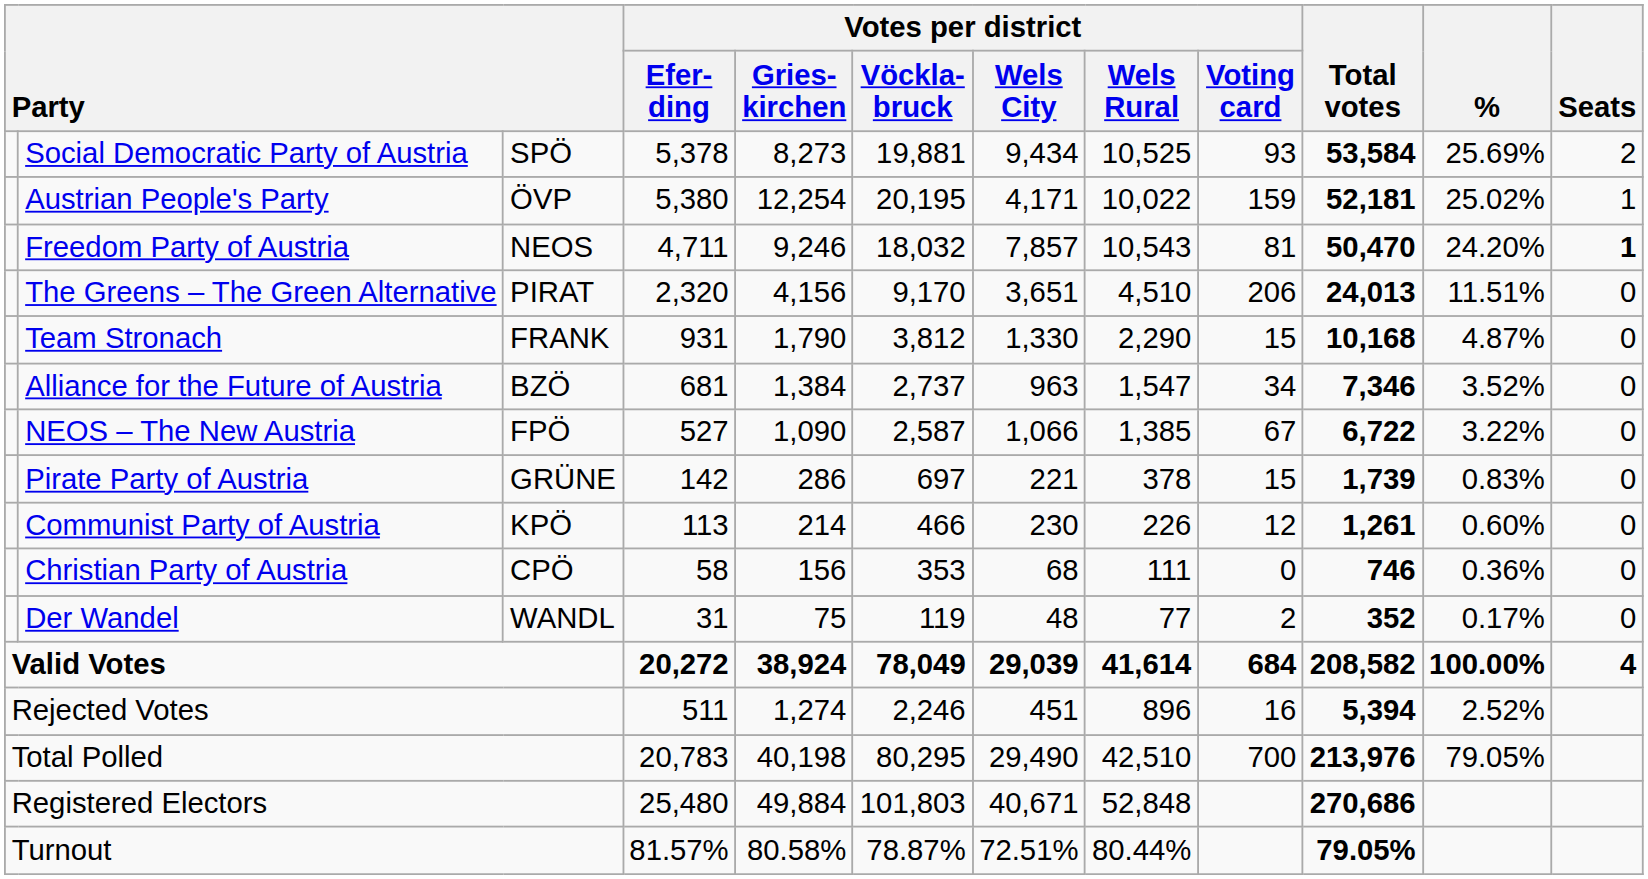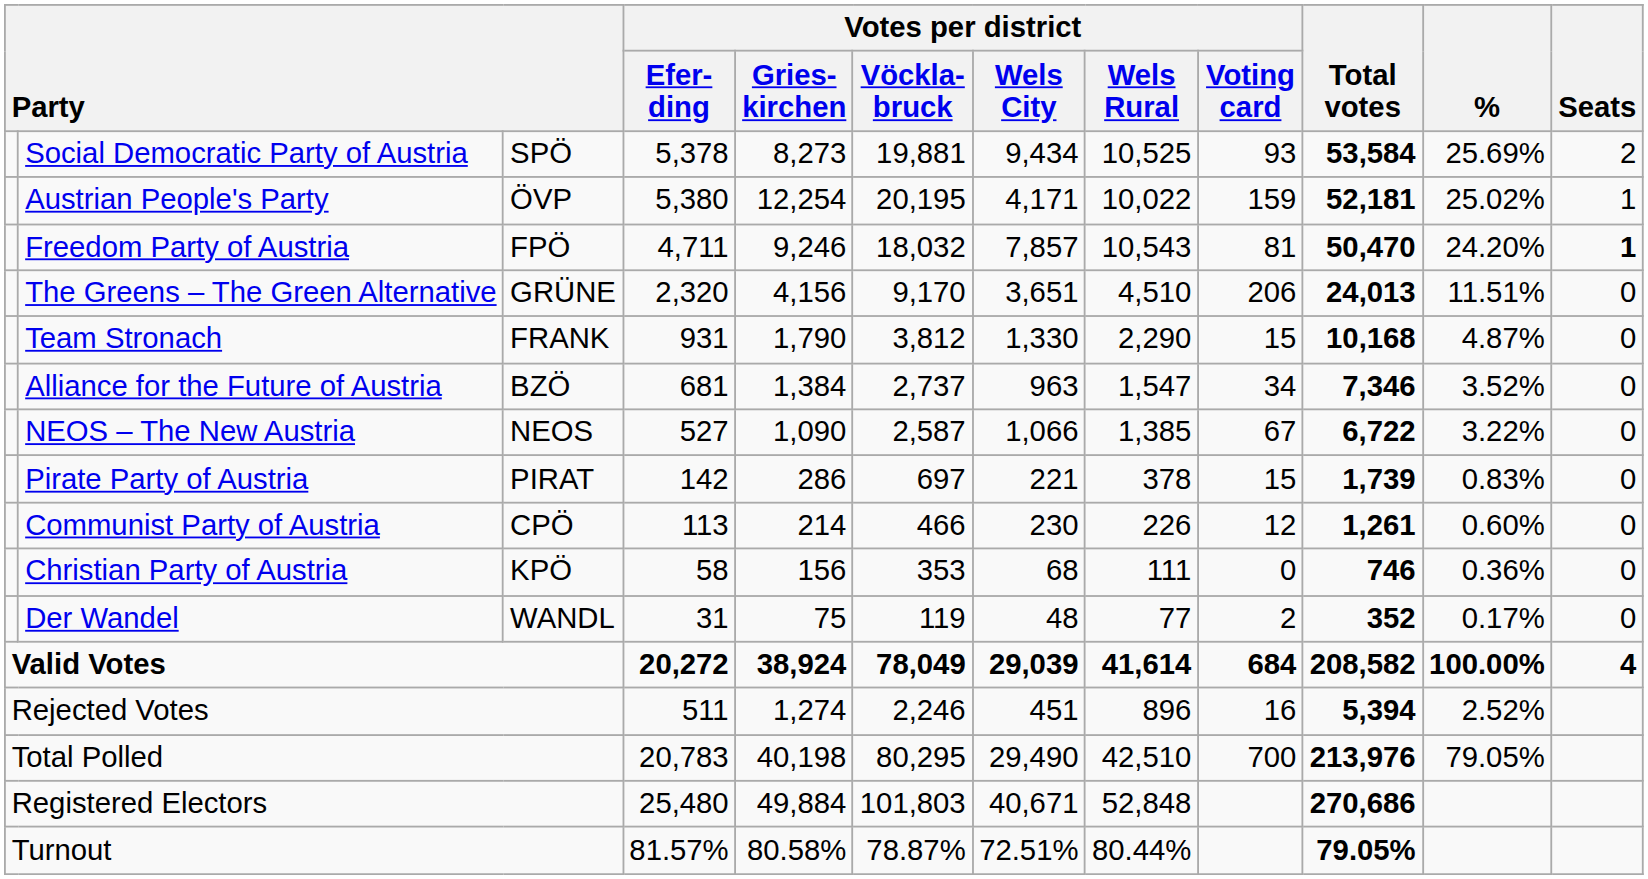(552, 246) NEOS -> (540, 246) FPÖ
(552, 292) PIRAT -> (563, 292) GRÜNE
(540, 432) FPÖ -> (552, 432) NEOS
(563, 478) GRÜNE -> (552, 478) PIRAT
(541, 525) KPÖ -> (542, 525) CPÖ
(542, 571) CPÖ -> (541, 571) KPÖ
